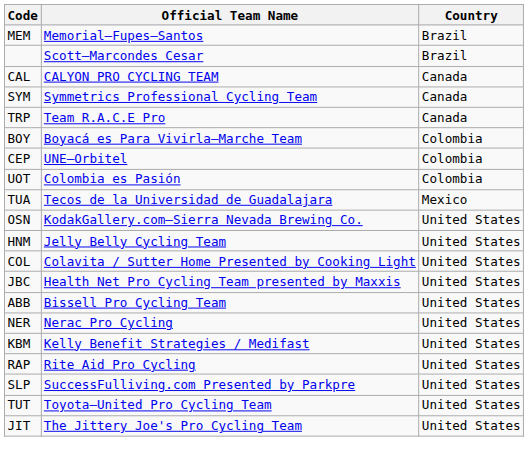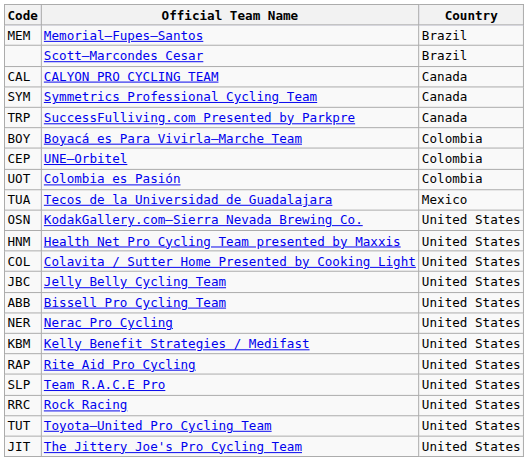(105, 118) Team R.A.C.E Pro -> (200, 118) SuccessFulliving.com Presented by Parkpre
(135, 241) Jelly Belly Cycling Team -> (222, 241) Health Net Pro Cycling Team presented by Maxxis
(222, 282) Health Net Pro Cycling Team presented by Maxxis -> (135, 282) Jelly Belly Cycling Team
(200, 385) SuccessFulliving.com Presented by Parkpre -> (105, 385) Team R.A.C.E Pro
+ row: (19, 405)
